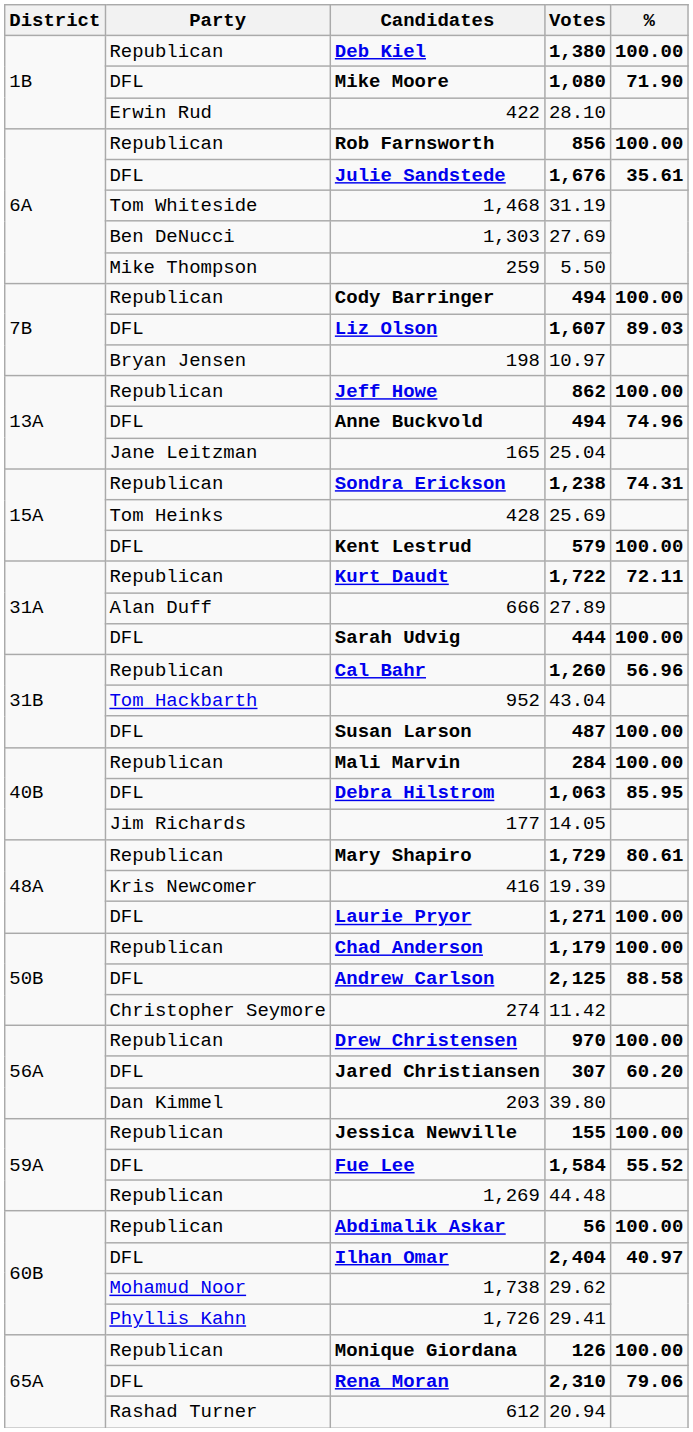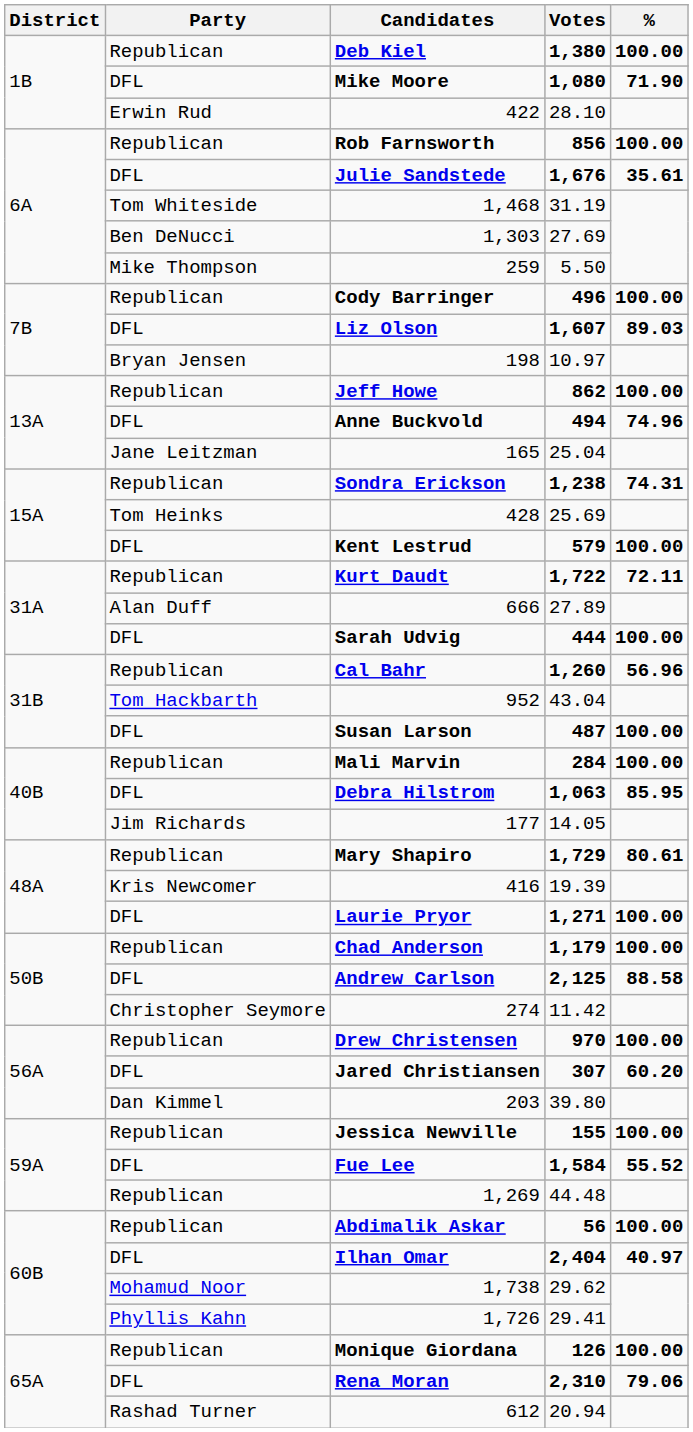(589, 299) 494 -> (589, 299) 496
